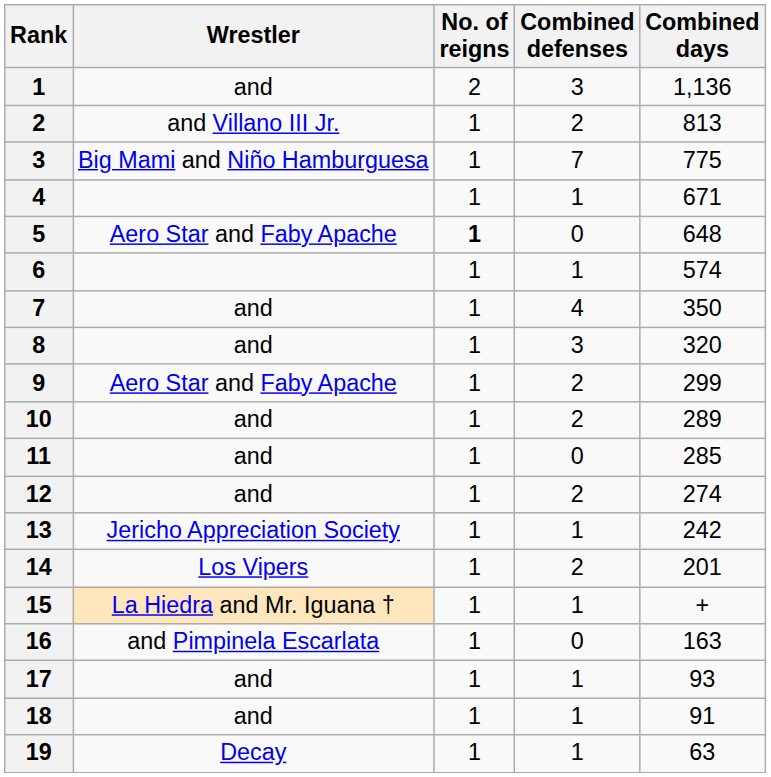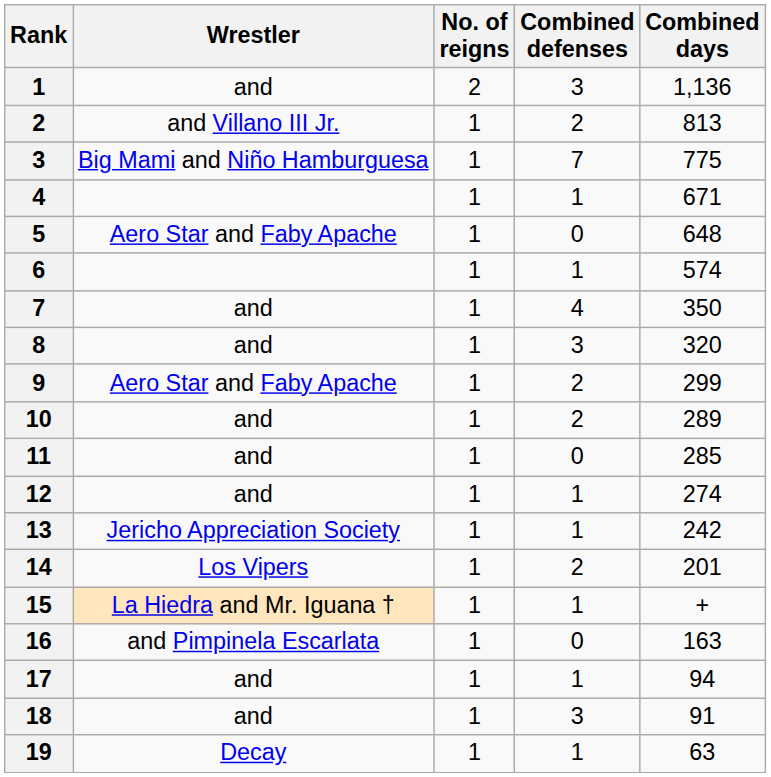(474, 234) bold -> (474, 234) normal
(577, 493) 2 -> (577, 493) 1
(702, 679) 93 -> (702, 679) 94
(577, 716) 1 -> (577, 716) 3
